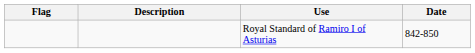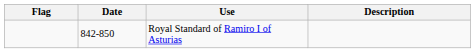columns swapped: (436, 12) <-> (159, 12)
